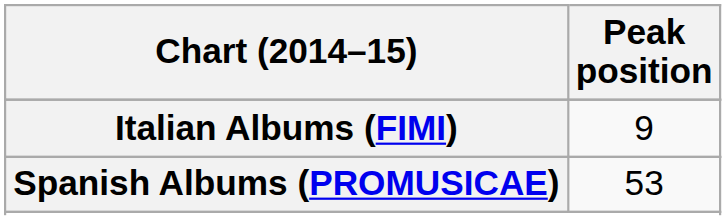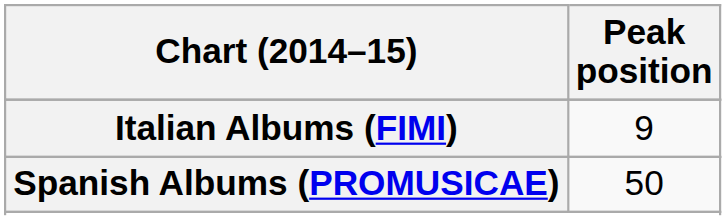(644, 183) 53 -> (644, 183) 50
